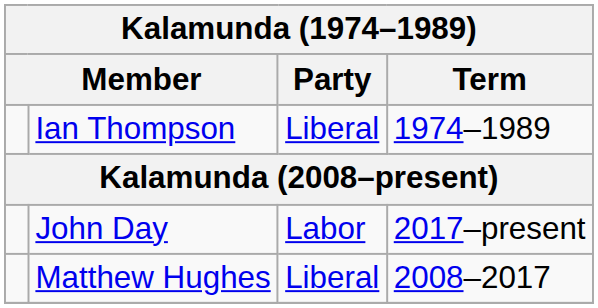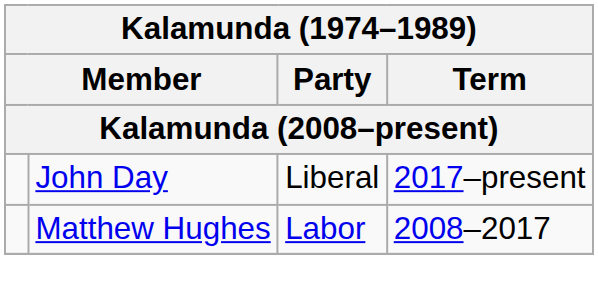- row: (135, 128)
(325, 228) Labor -> (332, 178) Liberal
(332, 278) Liberal -> (325, 228) Labor
